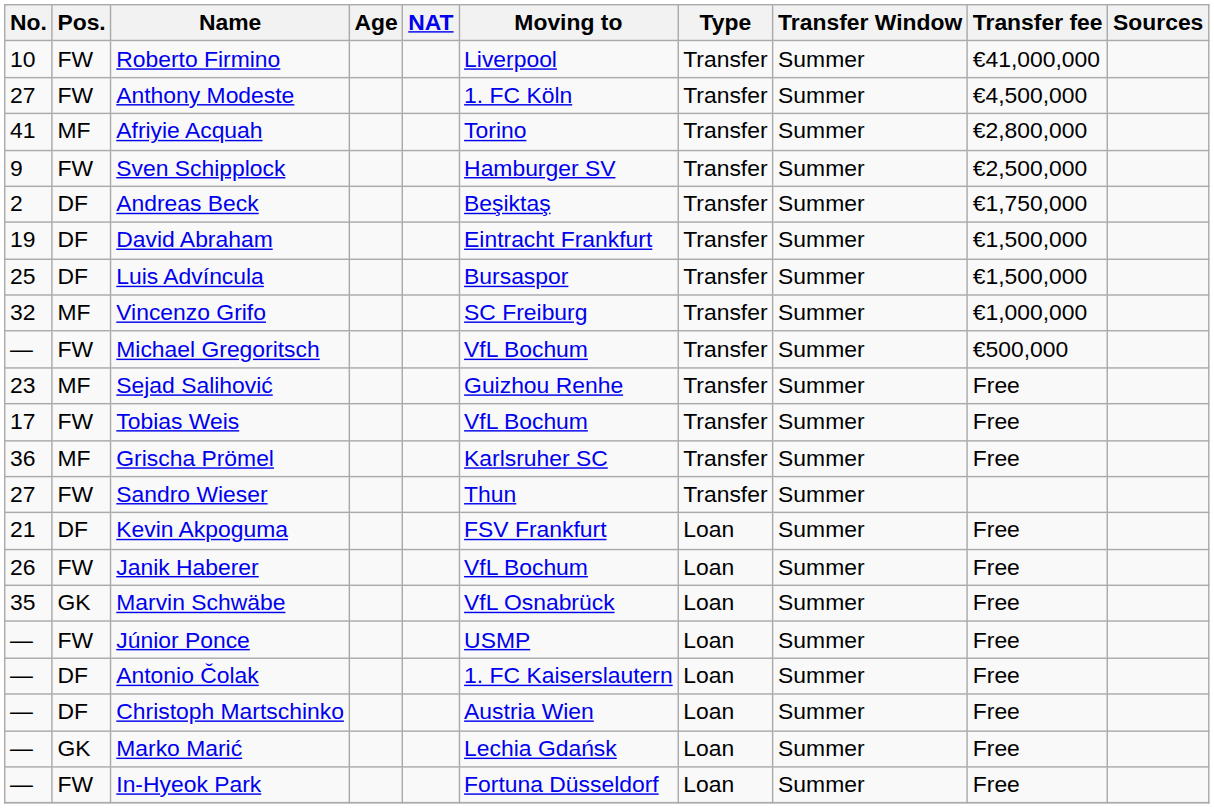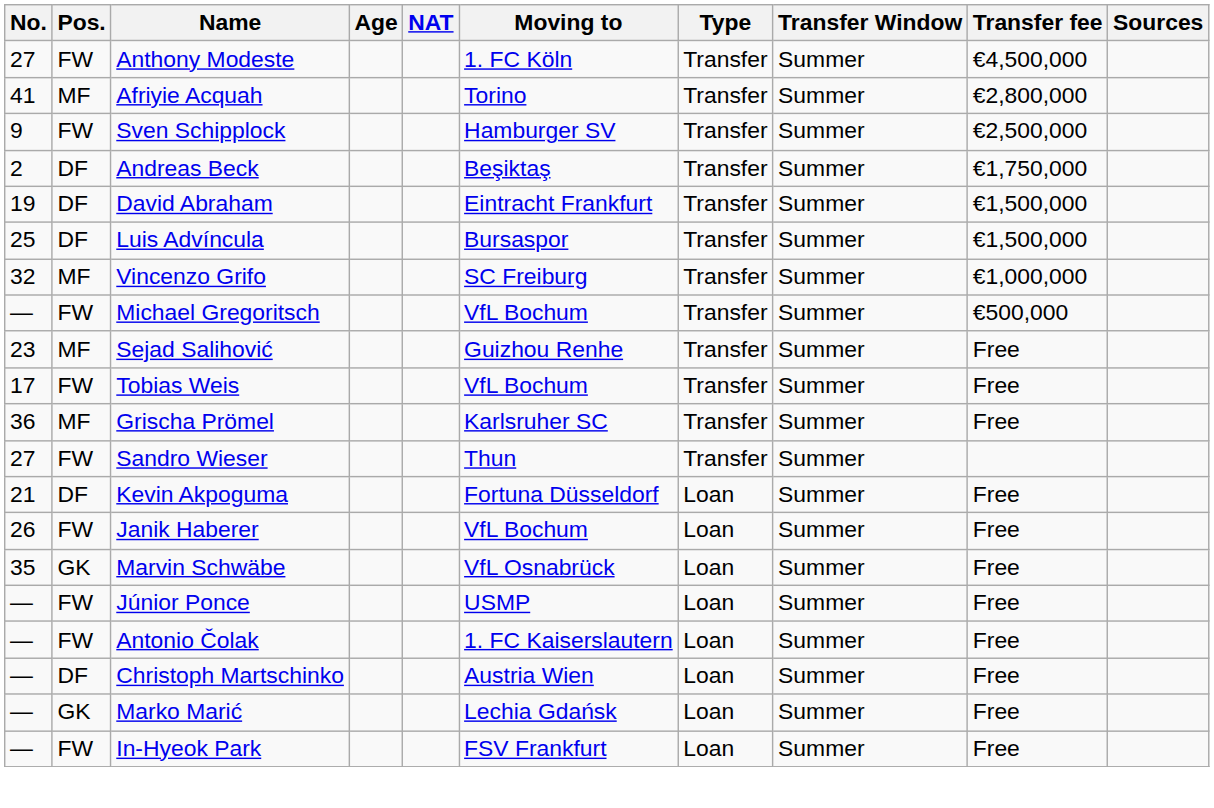- row: (198, 58)
(535, 530) FSV Frankfurt -> (561, 494) Fortuna Düsseldorf
(73, 675) DF -> (75, 639) FW
(561, 784) Fortuna Düsseldorf -> (535, 748) FSV Frankfurt
